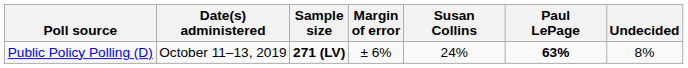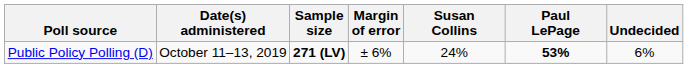(556, 52) 63% -> (556, 52) 53%
(644, 52) 8% -> (644, 52) 6%
